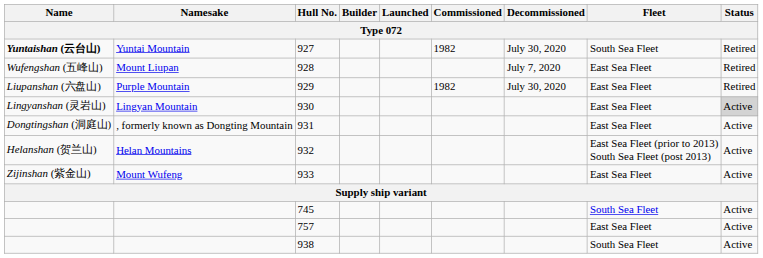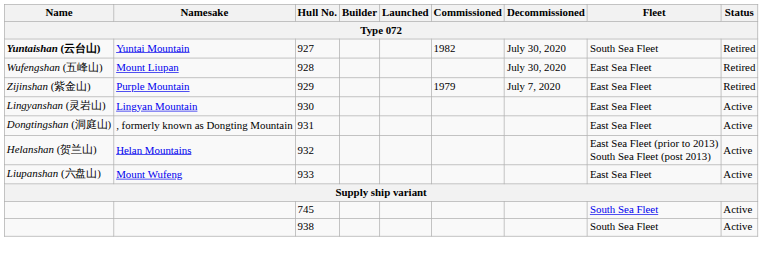(534, 67) July 7, 2020 -> (536, 67) July 30, 2020
(54, 86) Liupanshan (六盘山) -> (49, 86) Zijinshan (紫金山)
(444, 87) 1982 -> (444, 87) 1979
(536, 87) July 30, 2020 -> (534, 87) July 7, 2020
(738, 106) lightgrey background -> (738, 106) no background
(49, 174) Zijinshan (紫金山) -> (54, 174) Liupanshan (六盘山)
- row: (306, 227)
